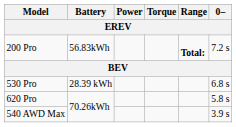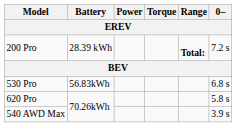(89, 47) 56.83kWh -> (91, 47) 28.39 kWh
(91, 83) 28.39 kWh -> (89, 83) 56.83kWh
